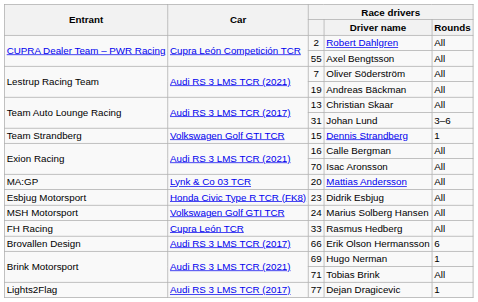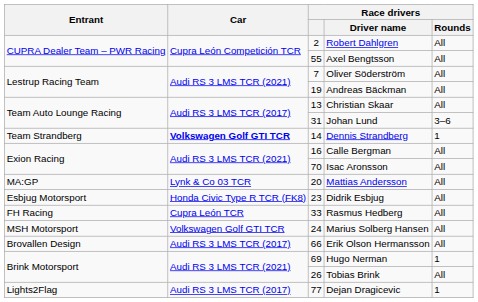(227, 135) normal -> (230, 135) bold
(316, 135) 15 -> (316, 135) 14
rows swapped: (377, 212) <-> (364, 228)
(437, 243) 6 -> (440, 243) All
(316, 274) 71 -> (316, 274) 26
